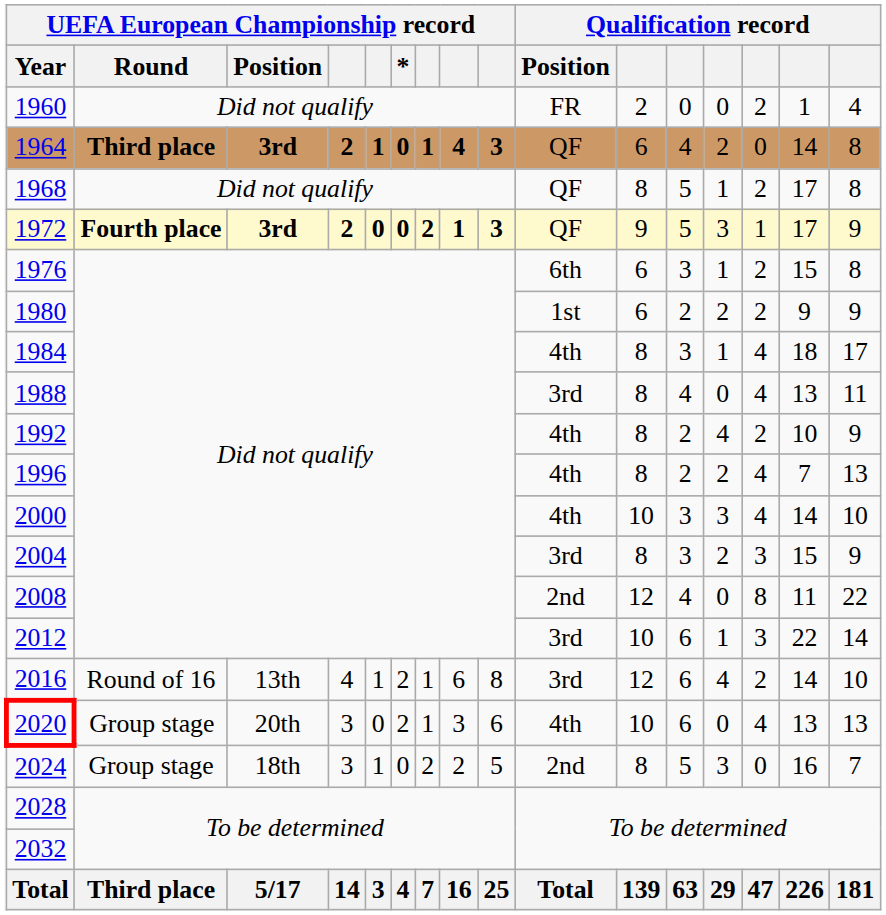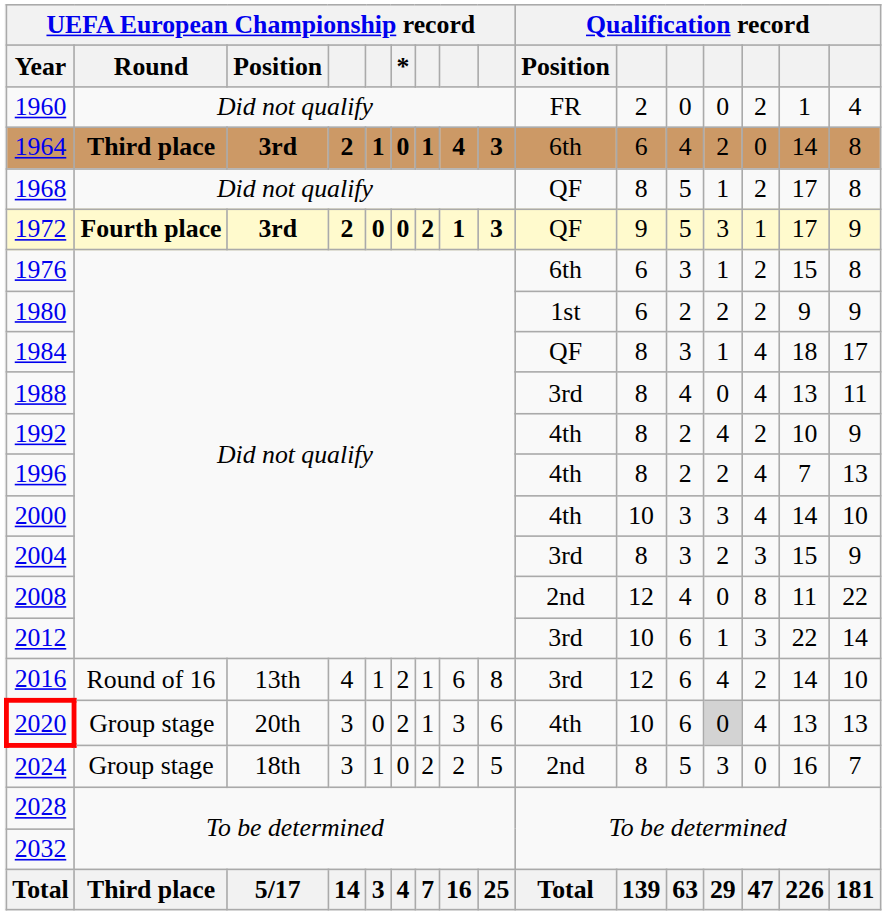(566, 147) QF -> (566, 147) 6th
(566, 351) 4th -> (566, 351) QF
(723, 722) no background -> (723, 722) lightgrey background
